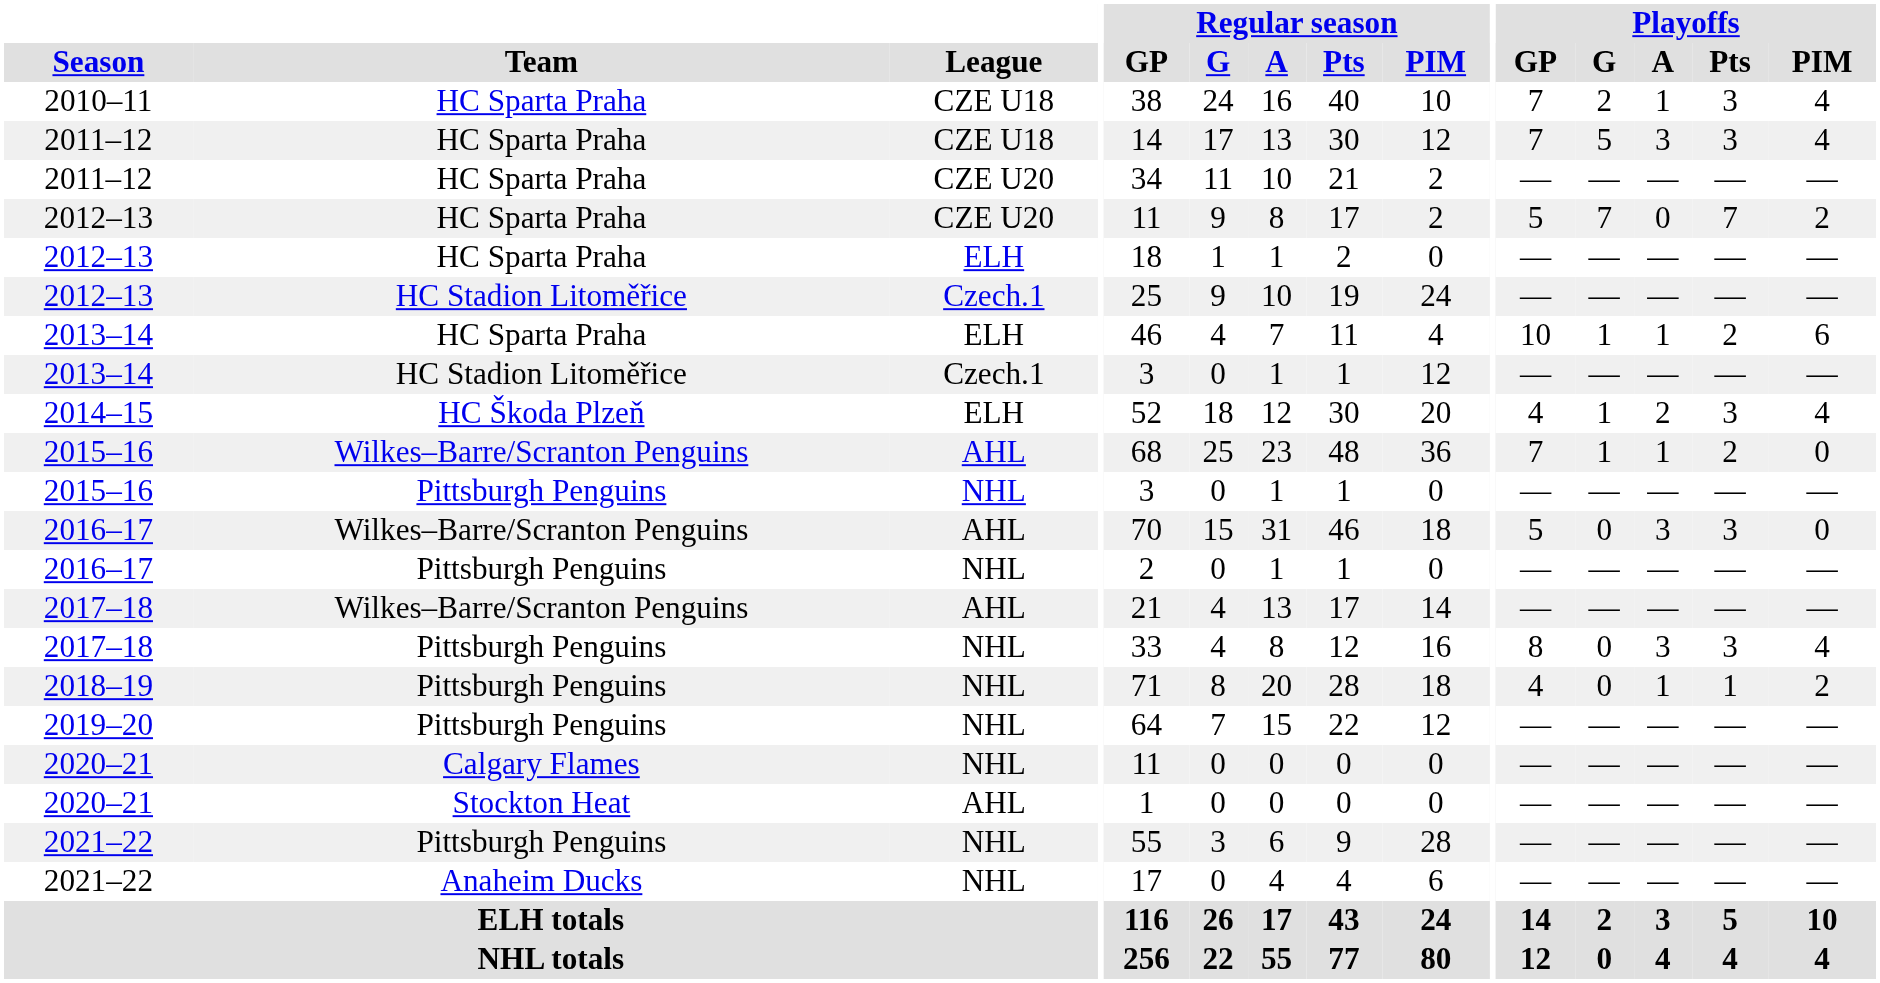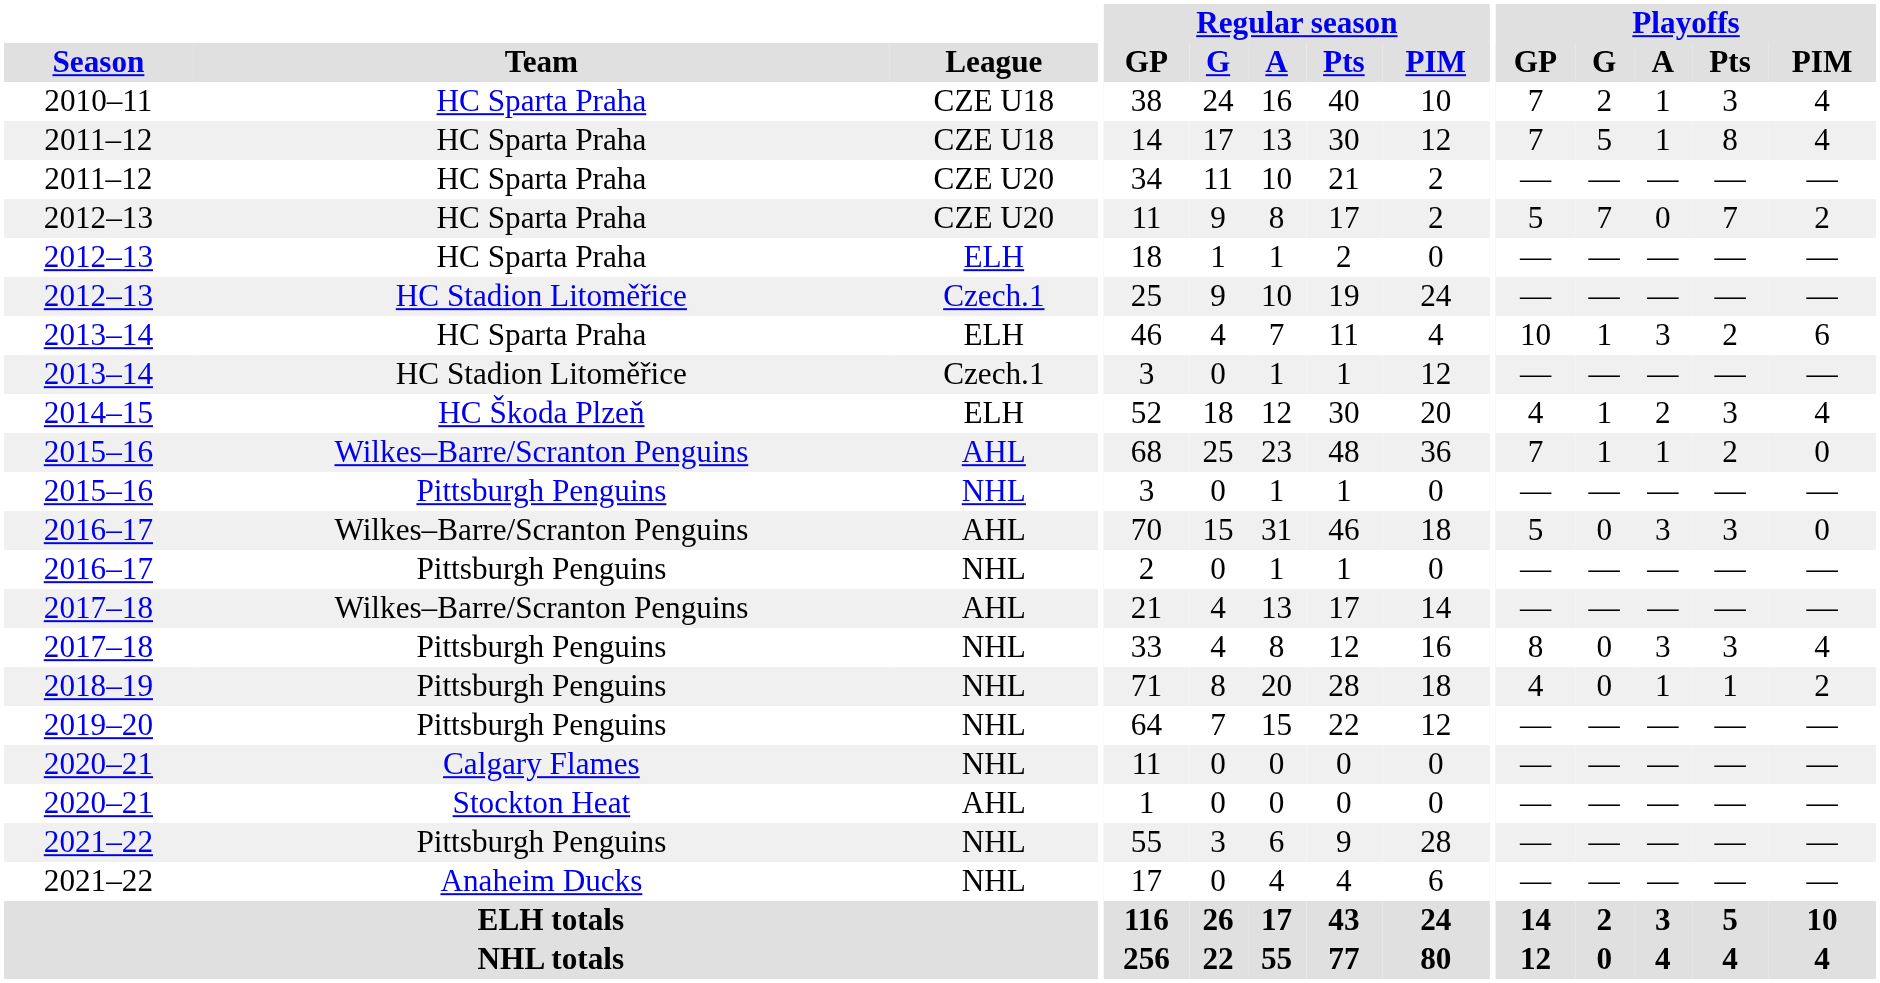(1663, 140) 3 -> (1663, 140) 1
(1730, 140) 3 -> (1730, 140) 8
(1663, 335) 1 -> (1663, 335) 3
